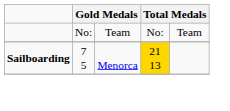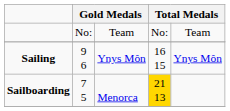+ row: (38, 58)
